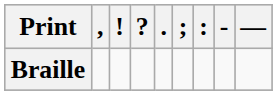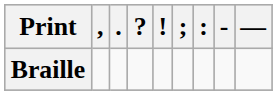columns swapped: (164, 26) <-> (120, 26)
